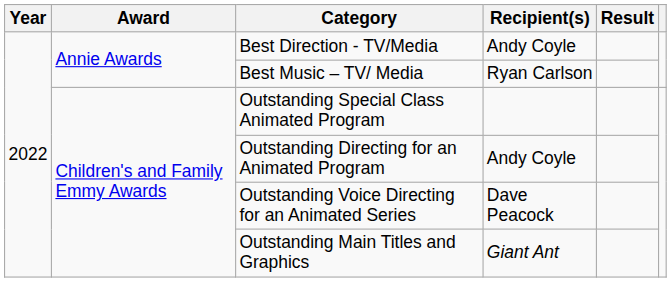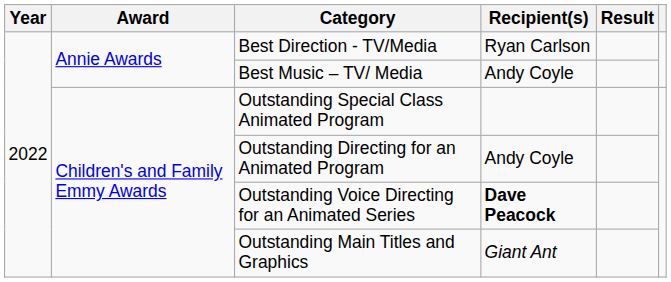(531, 45) Andy Coyle -> (537, 45) Ryan Carlson
(540, 73) Ryan Carlson -> (529, 73) Andy Coyle
(520, 205) normal -> (520, 205) bold
